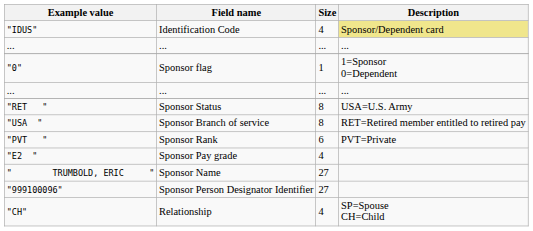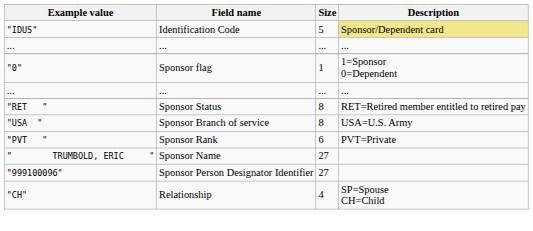(321, 29) 4 -> (321, 29) 5
(377, 106) USA=U.S. Army -> (433, 106) RET=Retired member entitled to retired pay
(433, 123) RET=Retired member entitled to retired pay -> (377, 123) USA=U.S. Army
- row: (22, 157)
